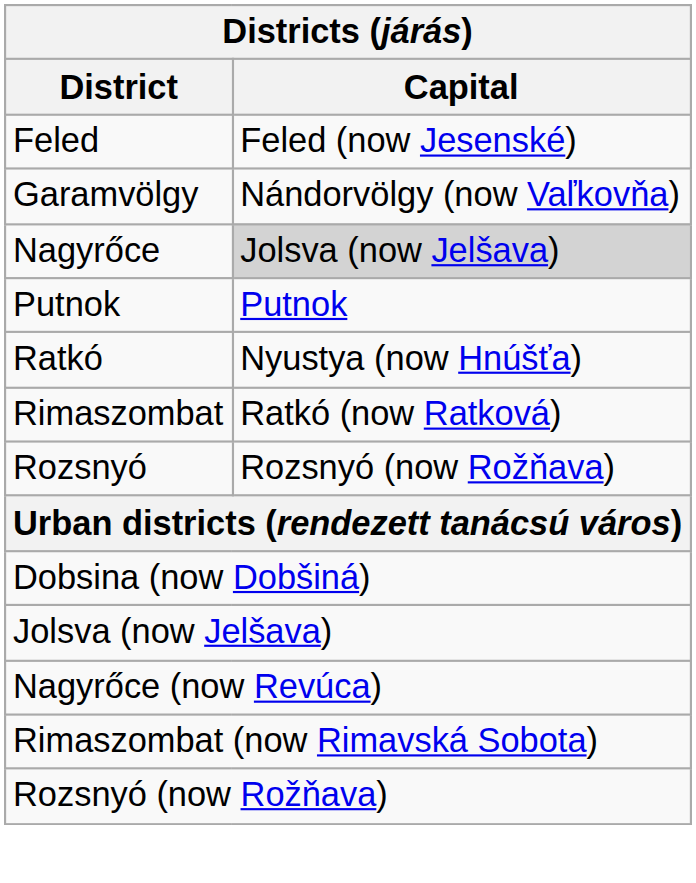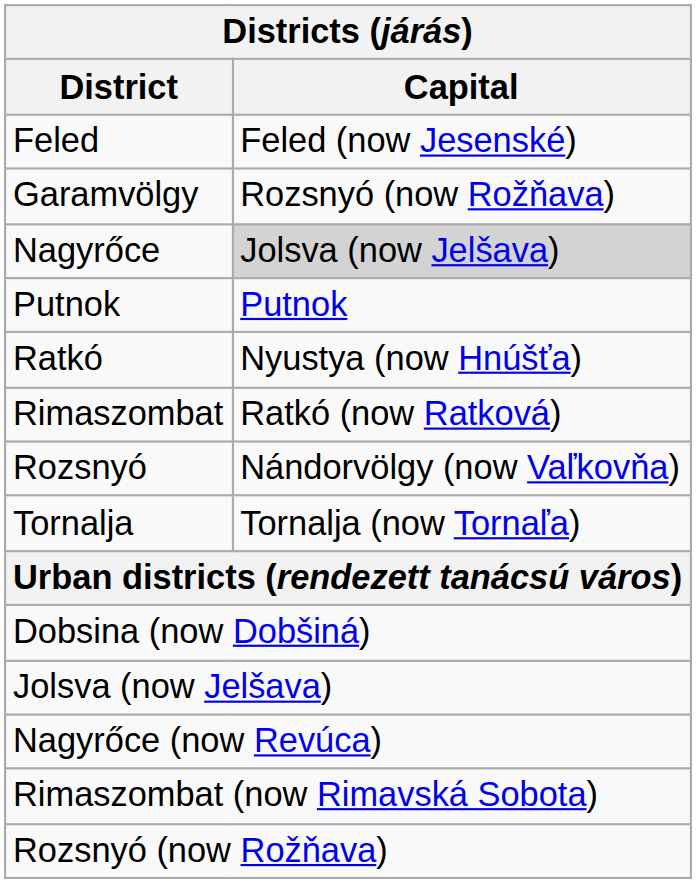(460, 195) Nándorvölgy (now Vaľkovňa) -> (428, 195) Rozsnyó (now Rožňava)
(428, 468) Rozsnyó (now Rožňava) -> (460, 468) Nándorvölgy (now Vaľkovňa)
+ row: (73, 522)
